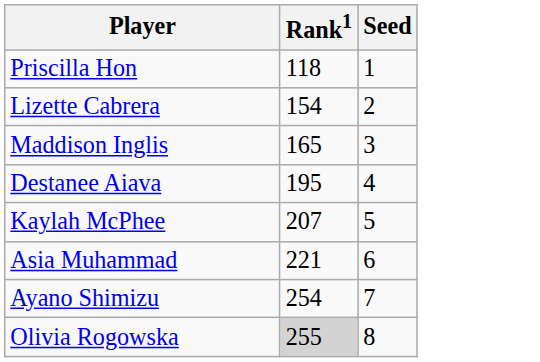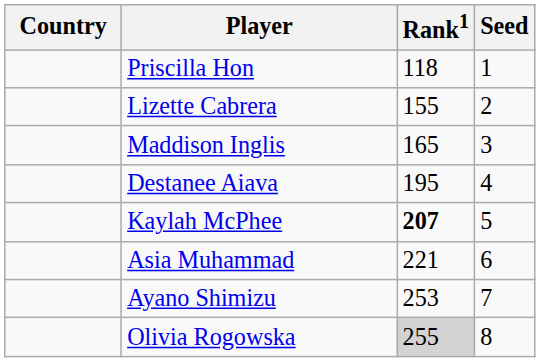+ column: (63, 26)
(304, 106) 154 -> (421, 106) 155
(304, 221) normal -> (421, 221) bold
(304, 298) 254 -> (421, 298) 253
